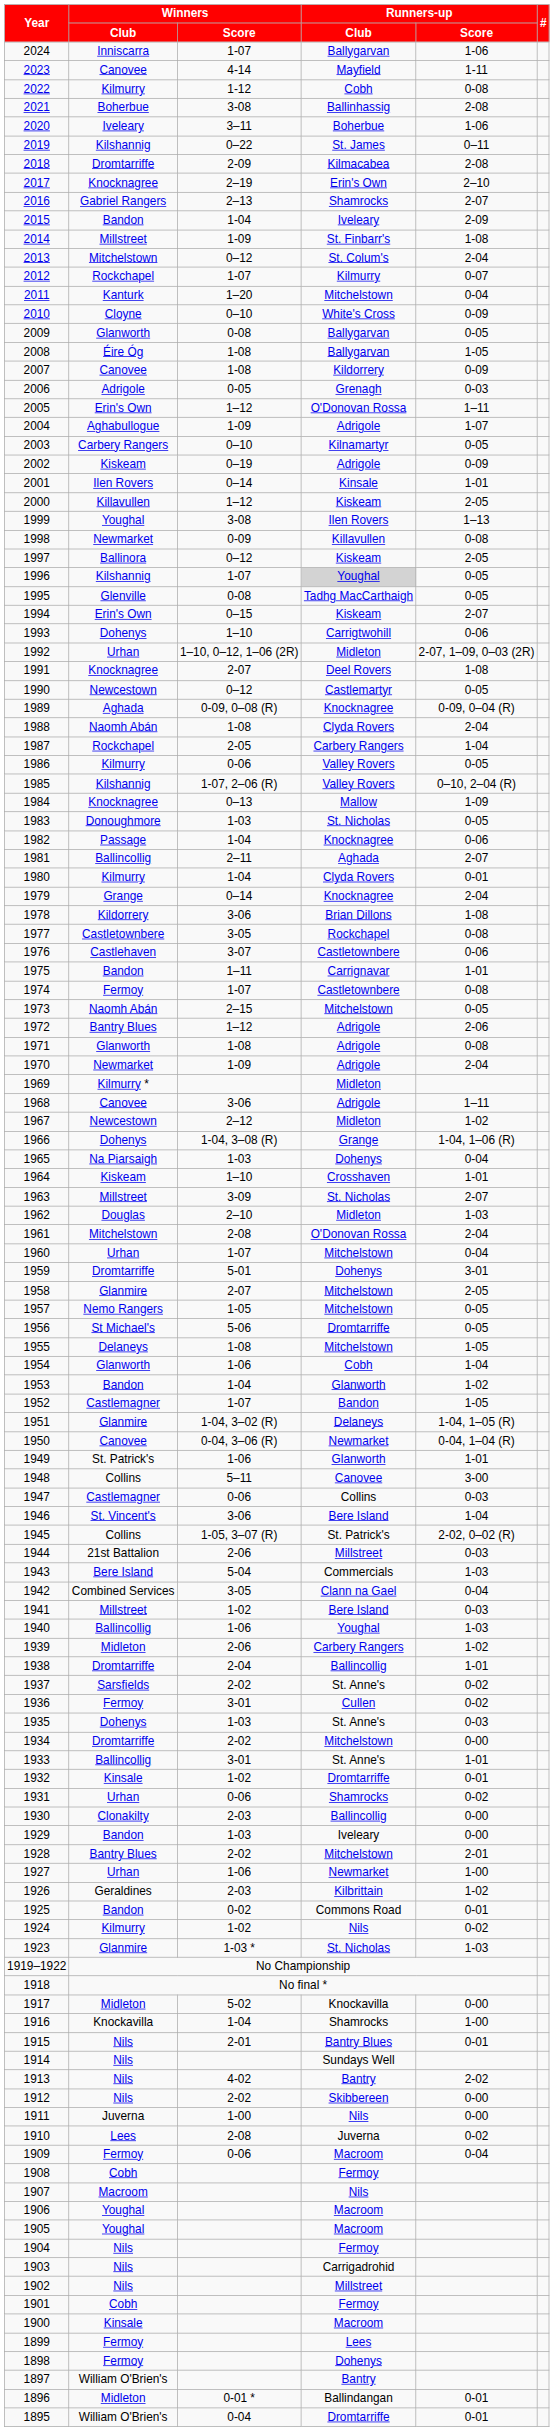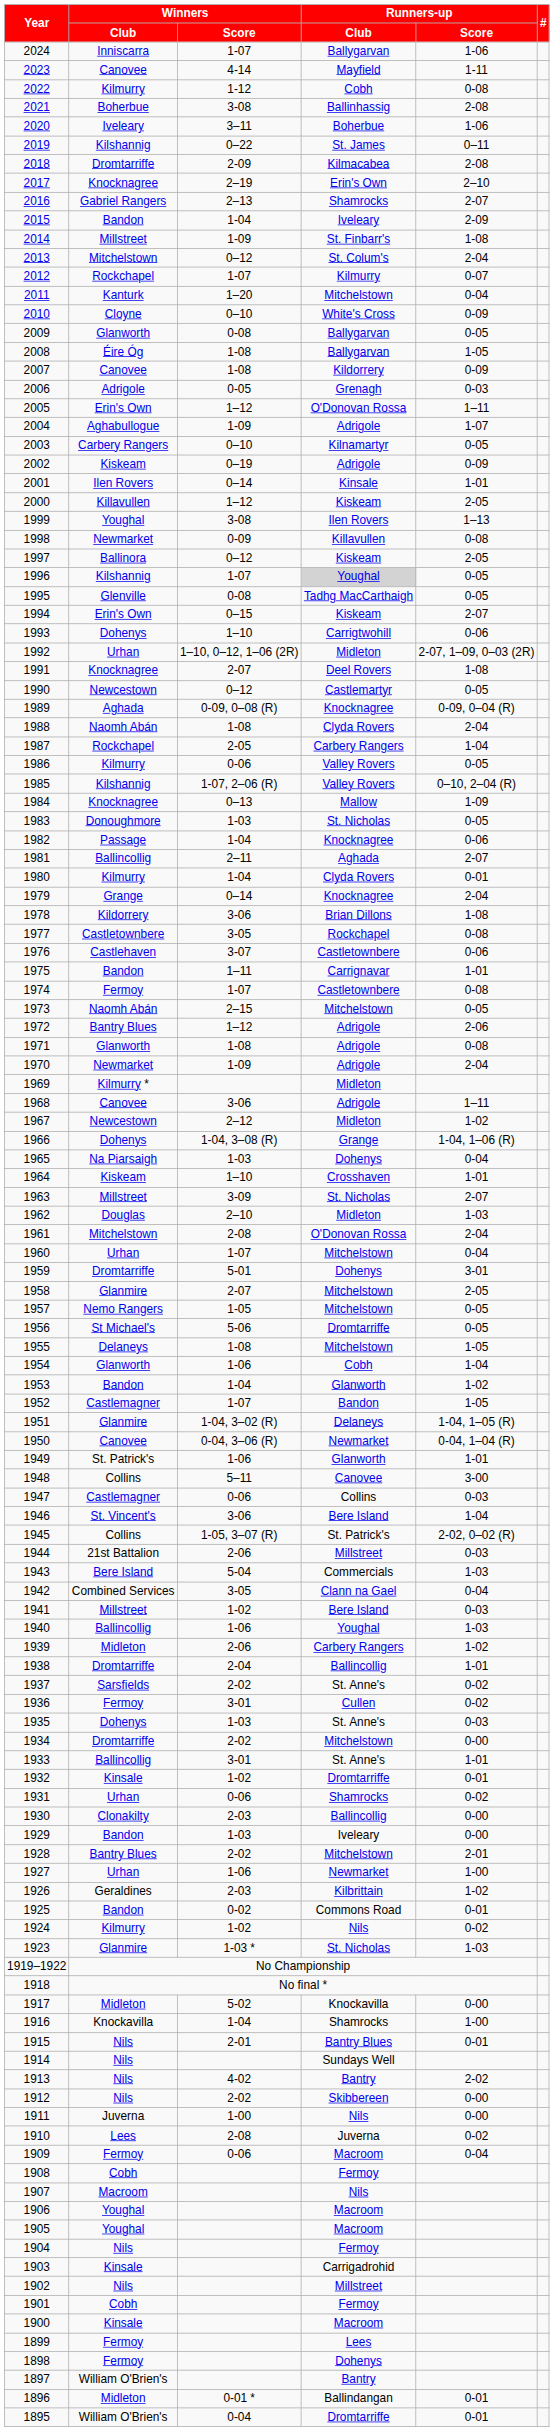(123, 2267) Nils -> (123, 2267) Kinsale
